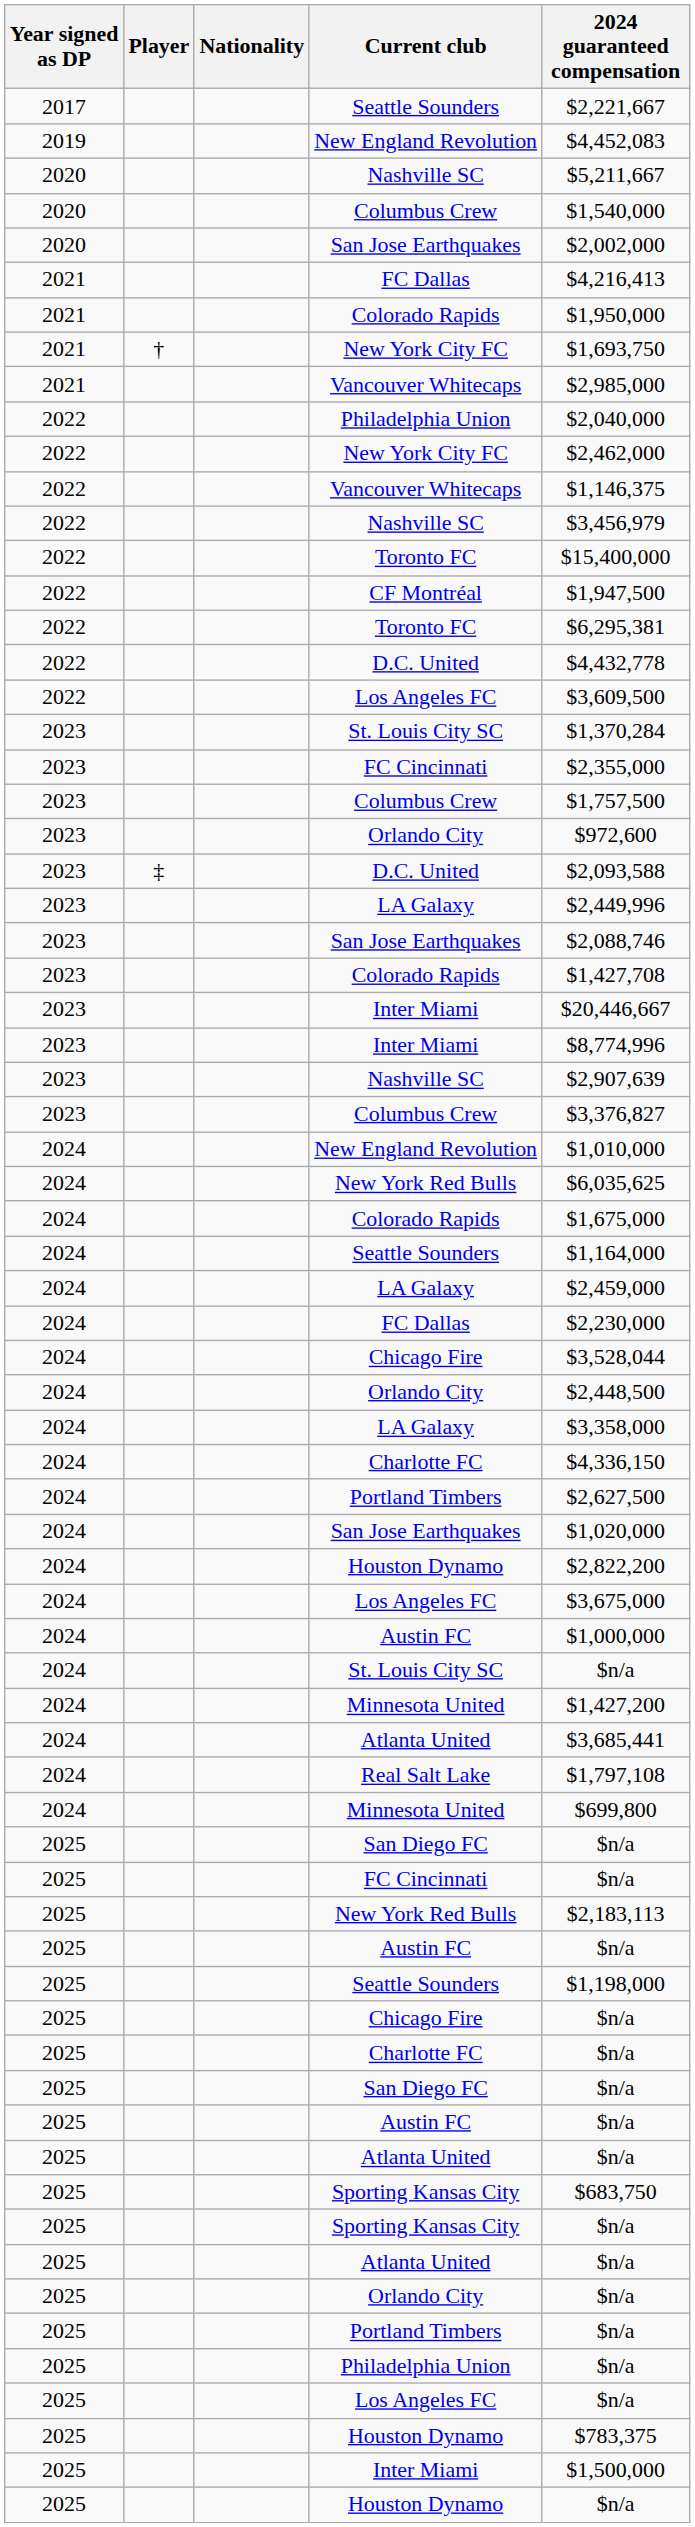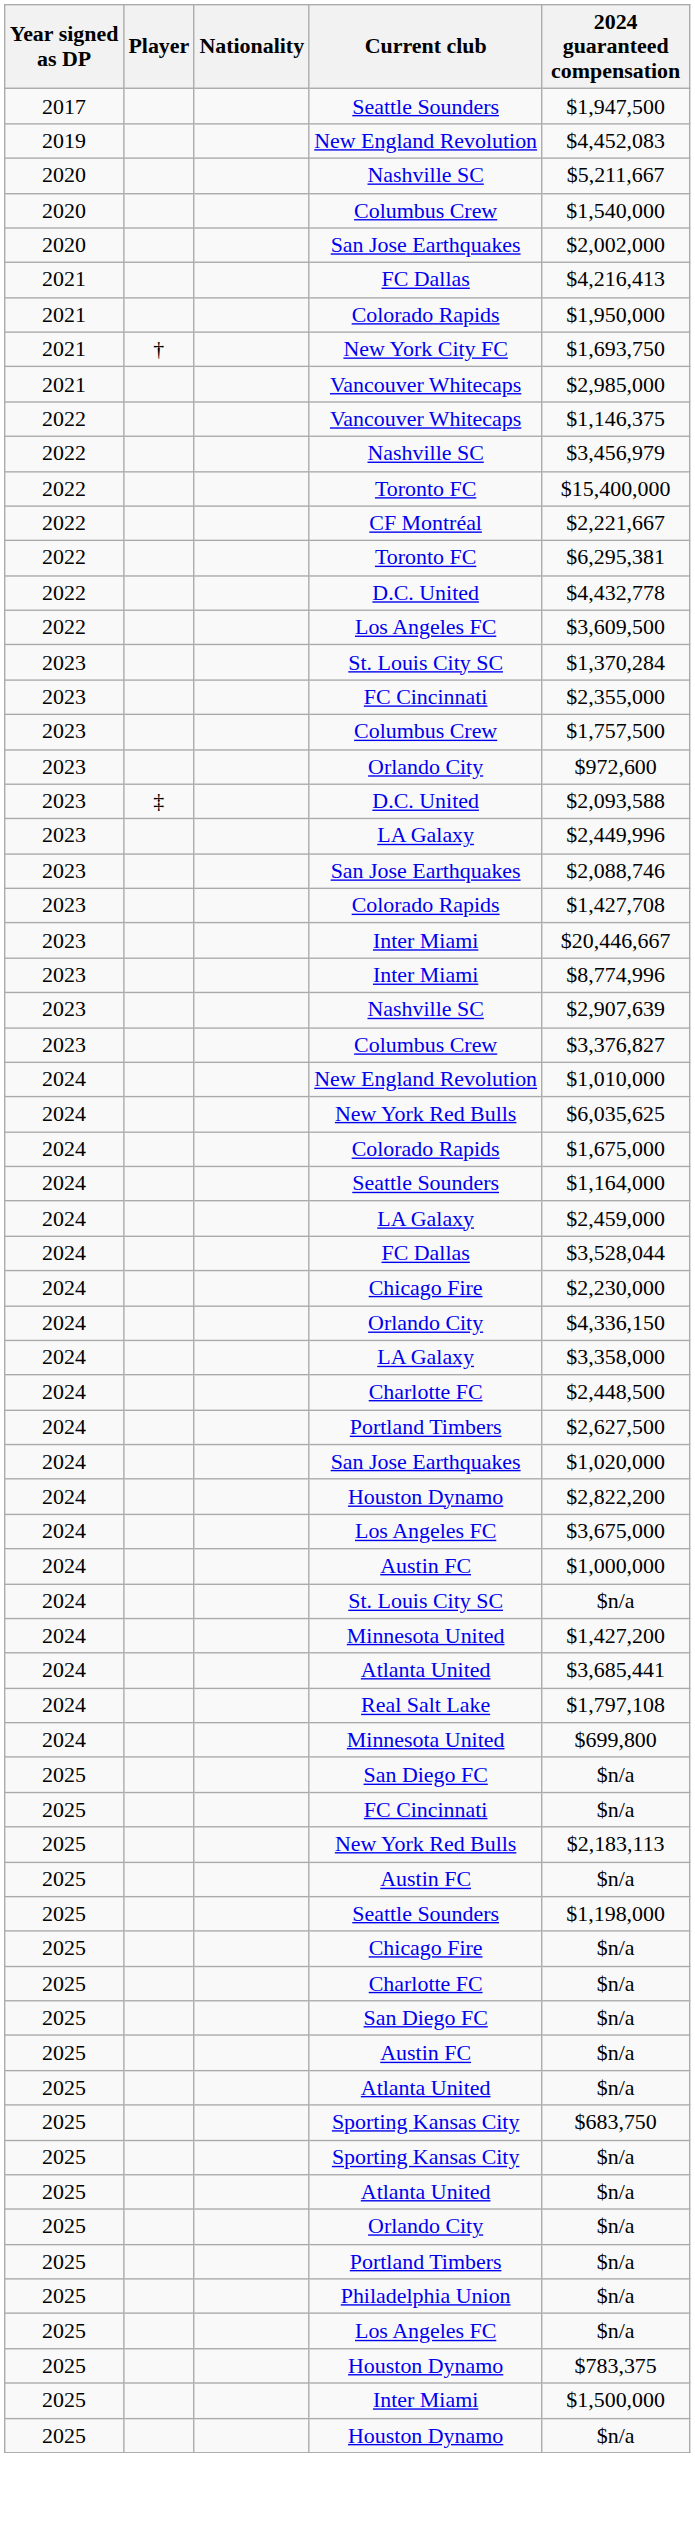(616, 105) $2,221,667 -> (616, 105) $1,947,500
- row: (64, 418)
- row: (64, 453)
(616, 592) $1,947,500 -> (616, 523) $2,221,667
(616, 1322) $2,230,000 -> (616, 1253) $3,528,044
(616, 1357) $3,528,044 -> (616, 1287) $2,230,000
(616, 1392) $2,448,500 -> (616, 1322) $4,336,150
(616, 1461) $4,336,150 -> (616, 1392) $2,448,500
